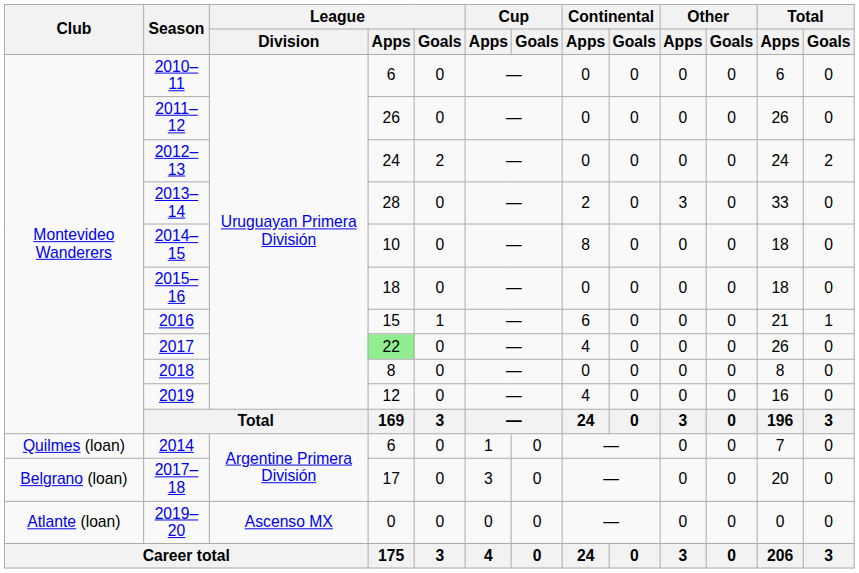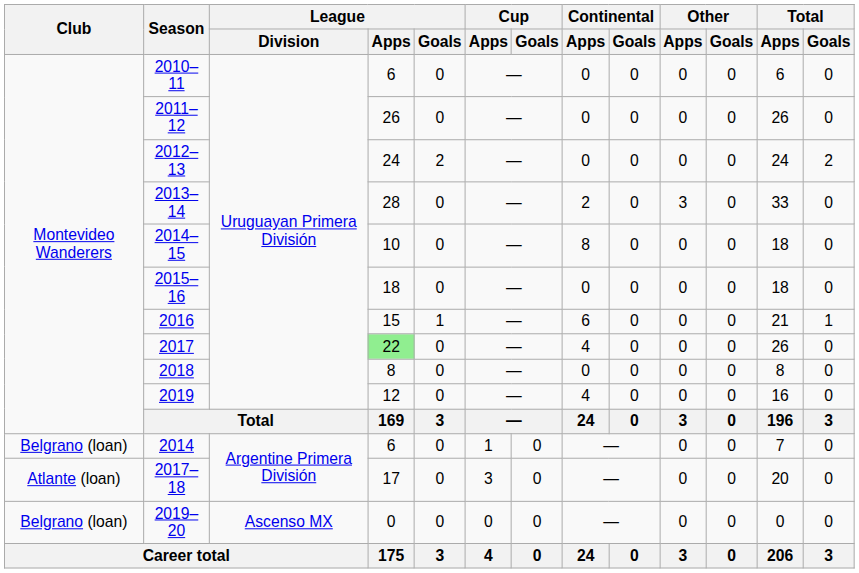(74, 446) Quilmes (loan) -> (74, 446) Belgrano (loan)
(74, 479) Belgrano (loan) -> (74, 479) Atlante (loan)
(74, 522) Atlante (loan) -> (74, 522) Belgrano (loan)
